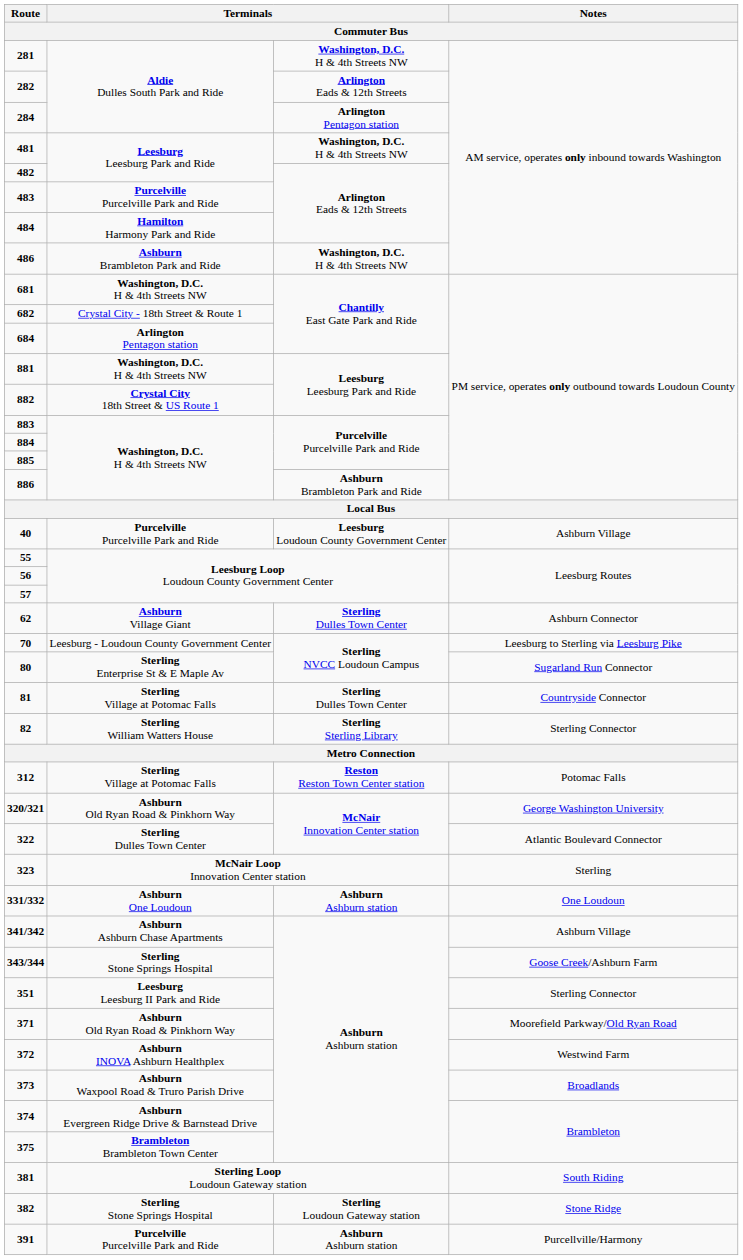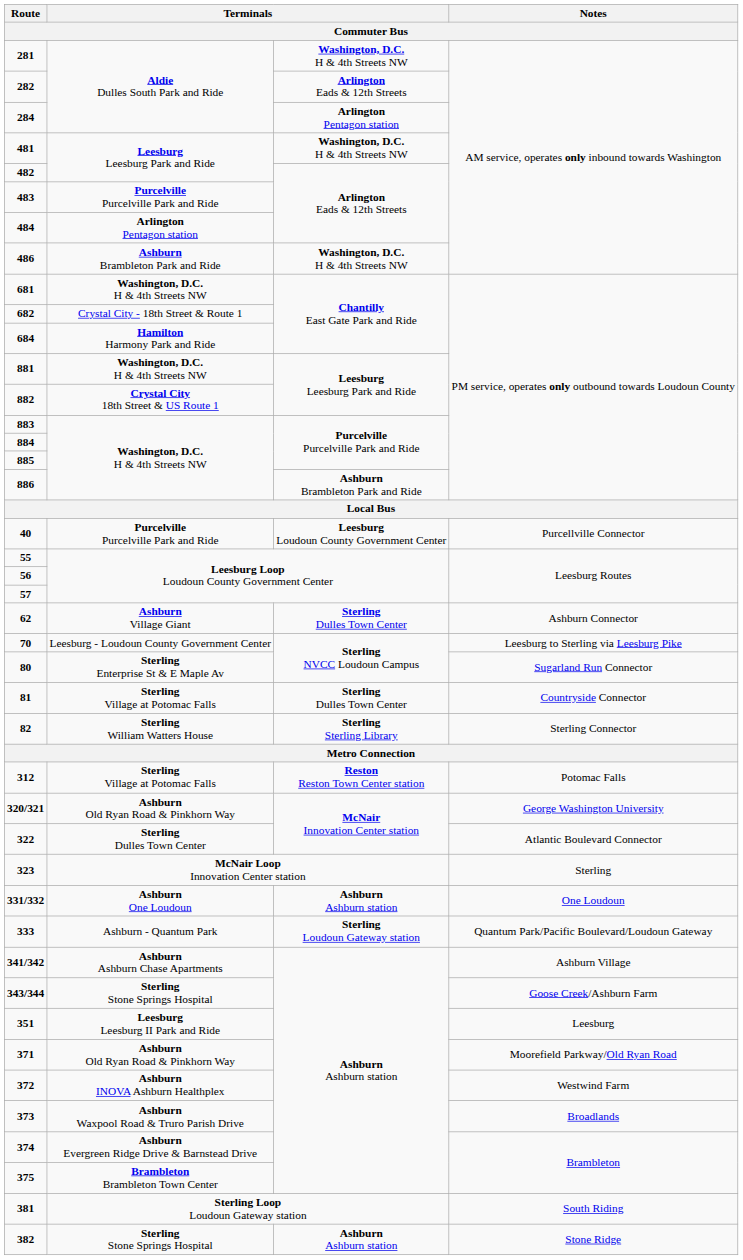(160, 227) Hamilton Harmony Park and Ride -> (160, 227) Arlington Pentagon station
(160, 338) Arlington Pentagon station -> (160, 338) Hamilton Harmony Park and Ride
(593, 533) Ashburn Village -> (593, 533) Purcellville Connector
+ row: (26, 931)
(593, 993) Sterling Connector -> (593, 1024) Leesburg
(361, 1208) Sterling Loudoun Gateway station -> (361, 1239) Ashburn Ashburn station
- row: (26, 1239)
